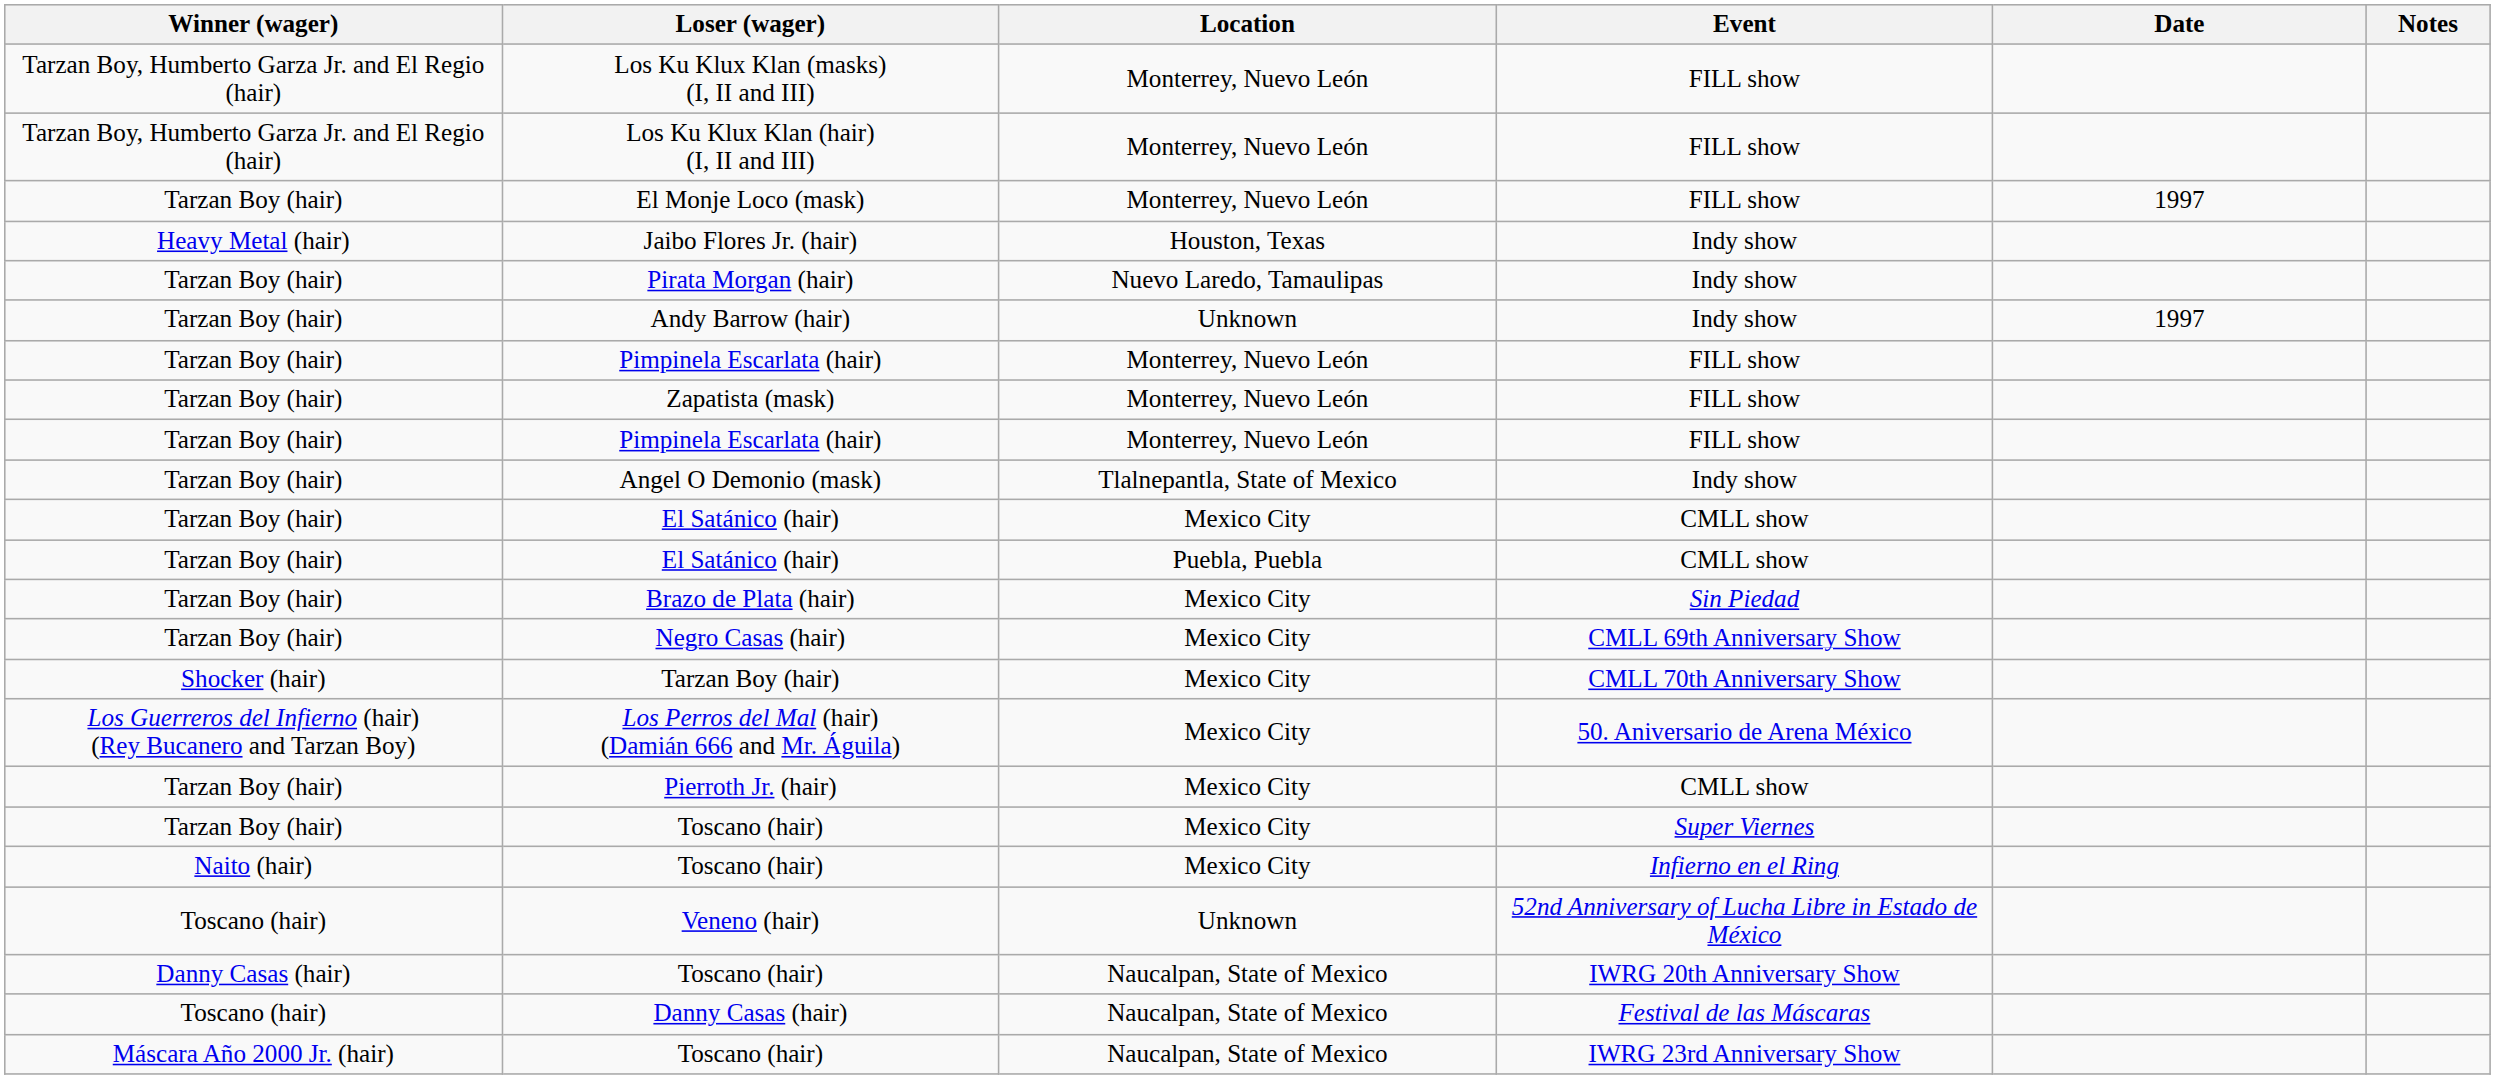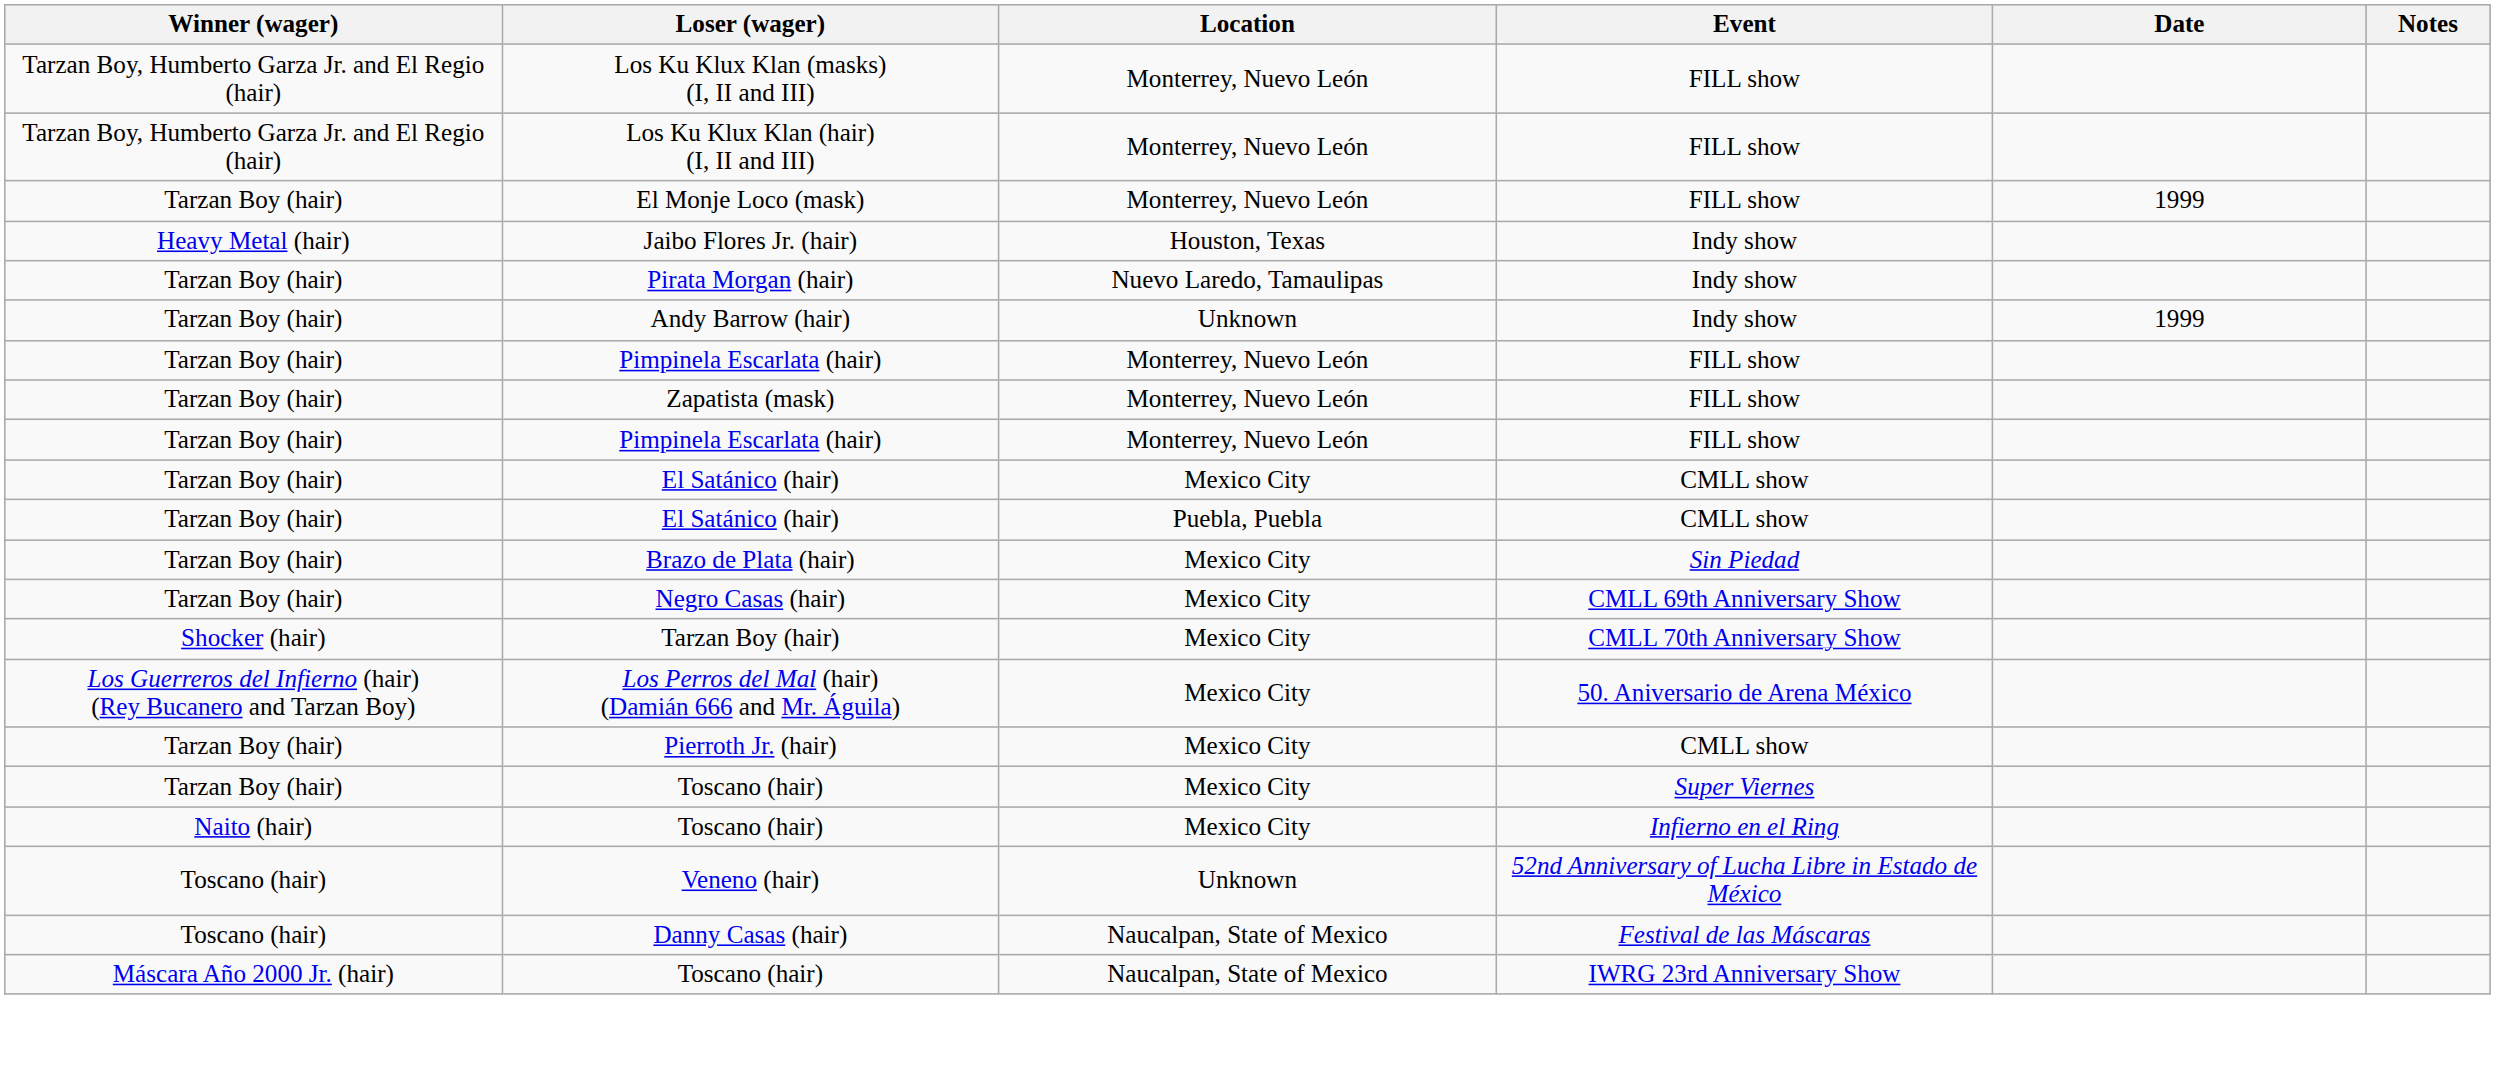(2179, 200) 1997 -> (2179, 200) 1999
(2179, 319) 1997 -> (2179, 319) 1999
- row: (750, 479)
- row: (750, 974)
